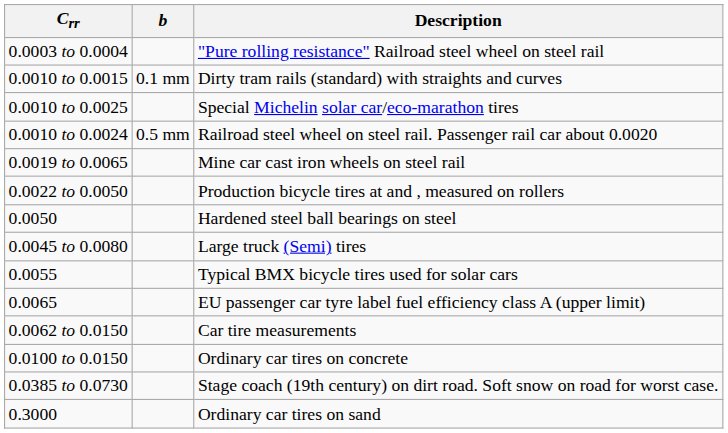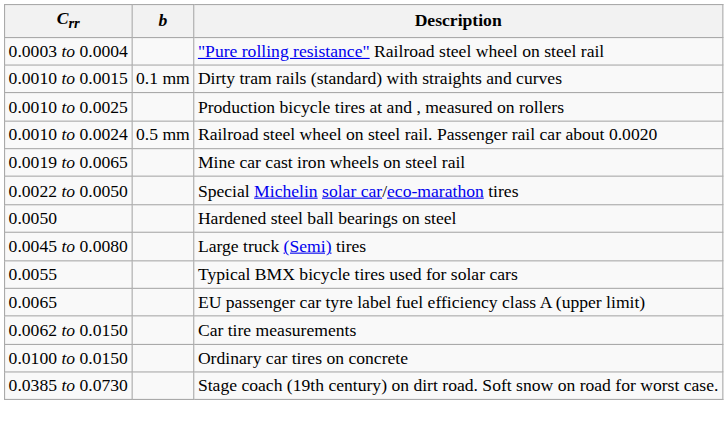(358, 106) Special Michelin solar car/eco-marathon tires -> (381, 106) Production bicycle tires at and , measured on rollers
(381, 190) Production bicycle tires at and , measured on rollers -> (358, 190) Special Michelin solar car/eco-marathon tires
- row: (33, 413)
